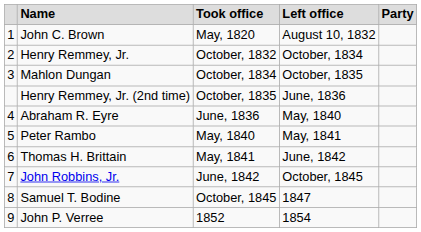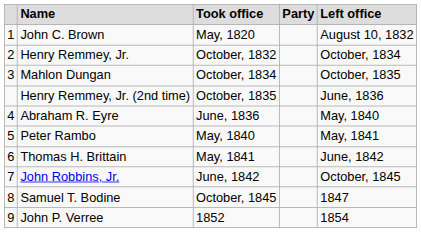columns swapped: (313, 14) <-> (398, 14)
